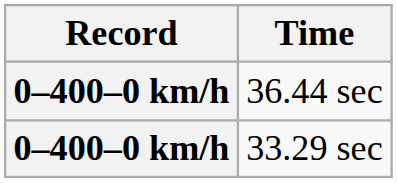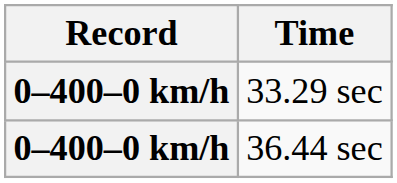rows swapped: (314, 90) <-> (314, 147)
